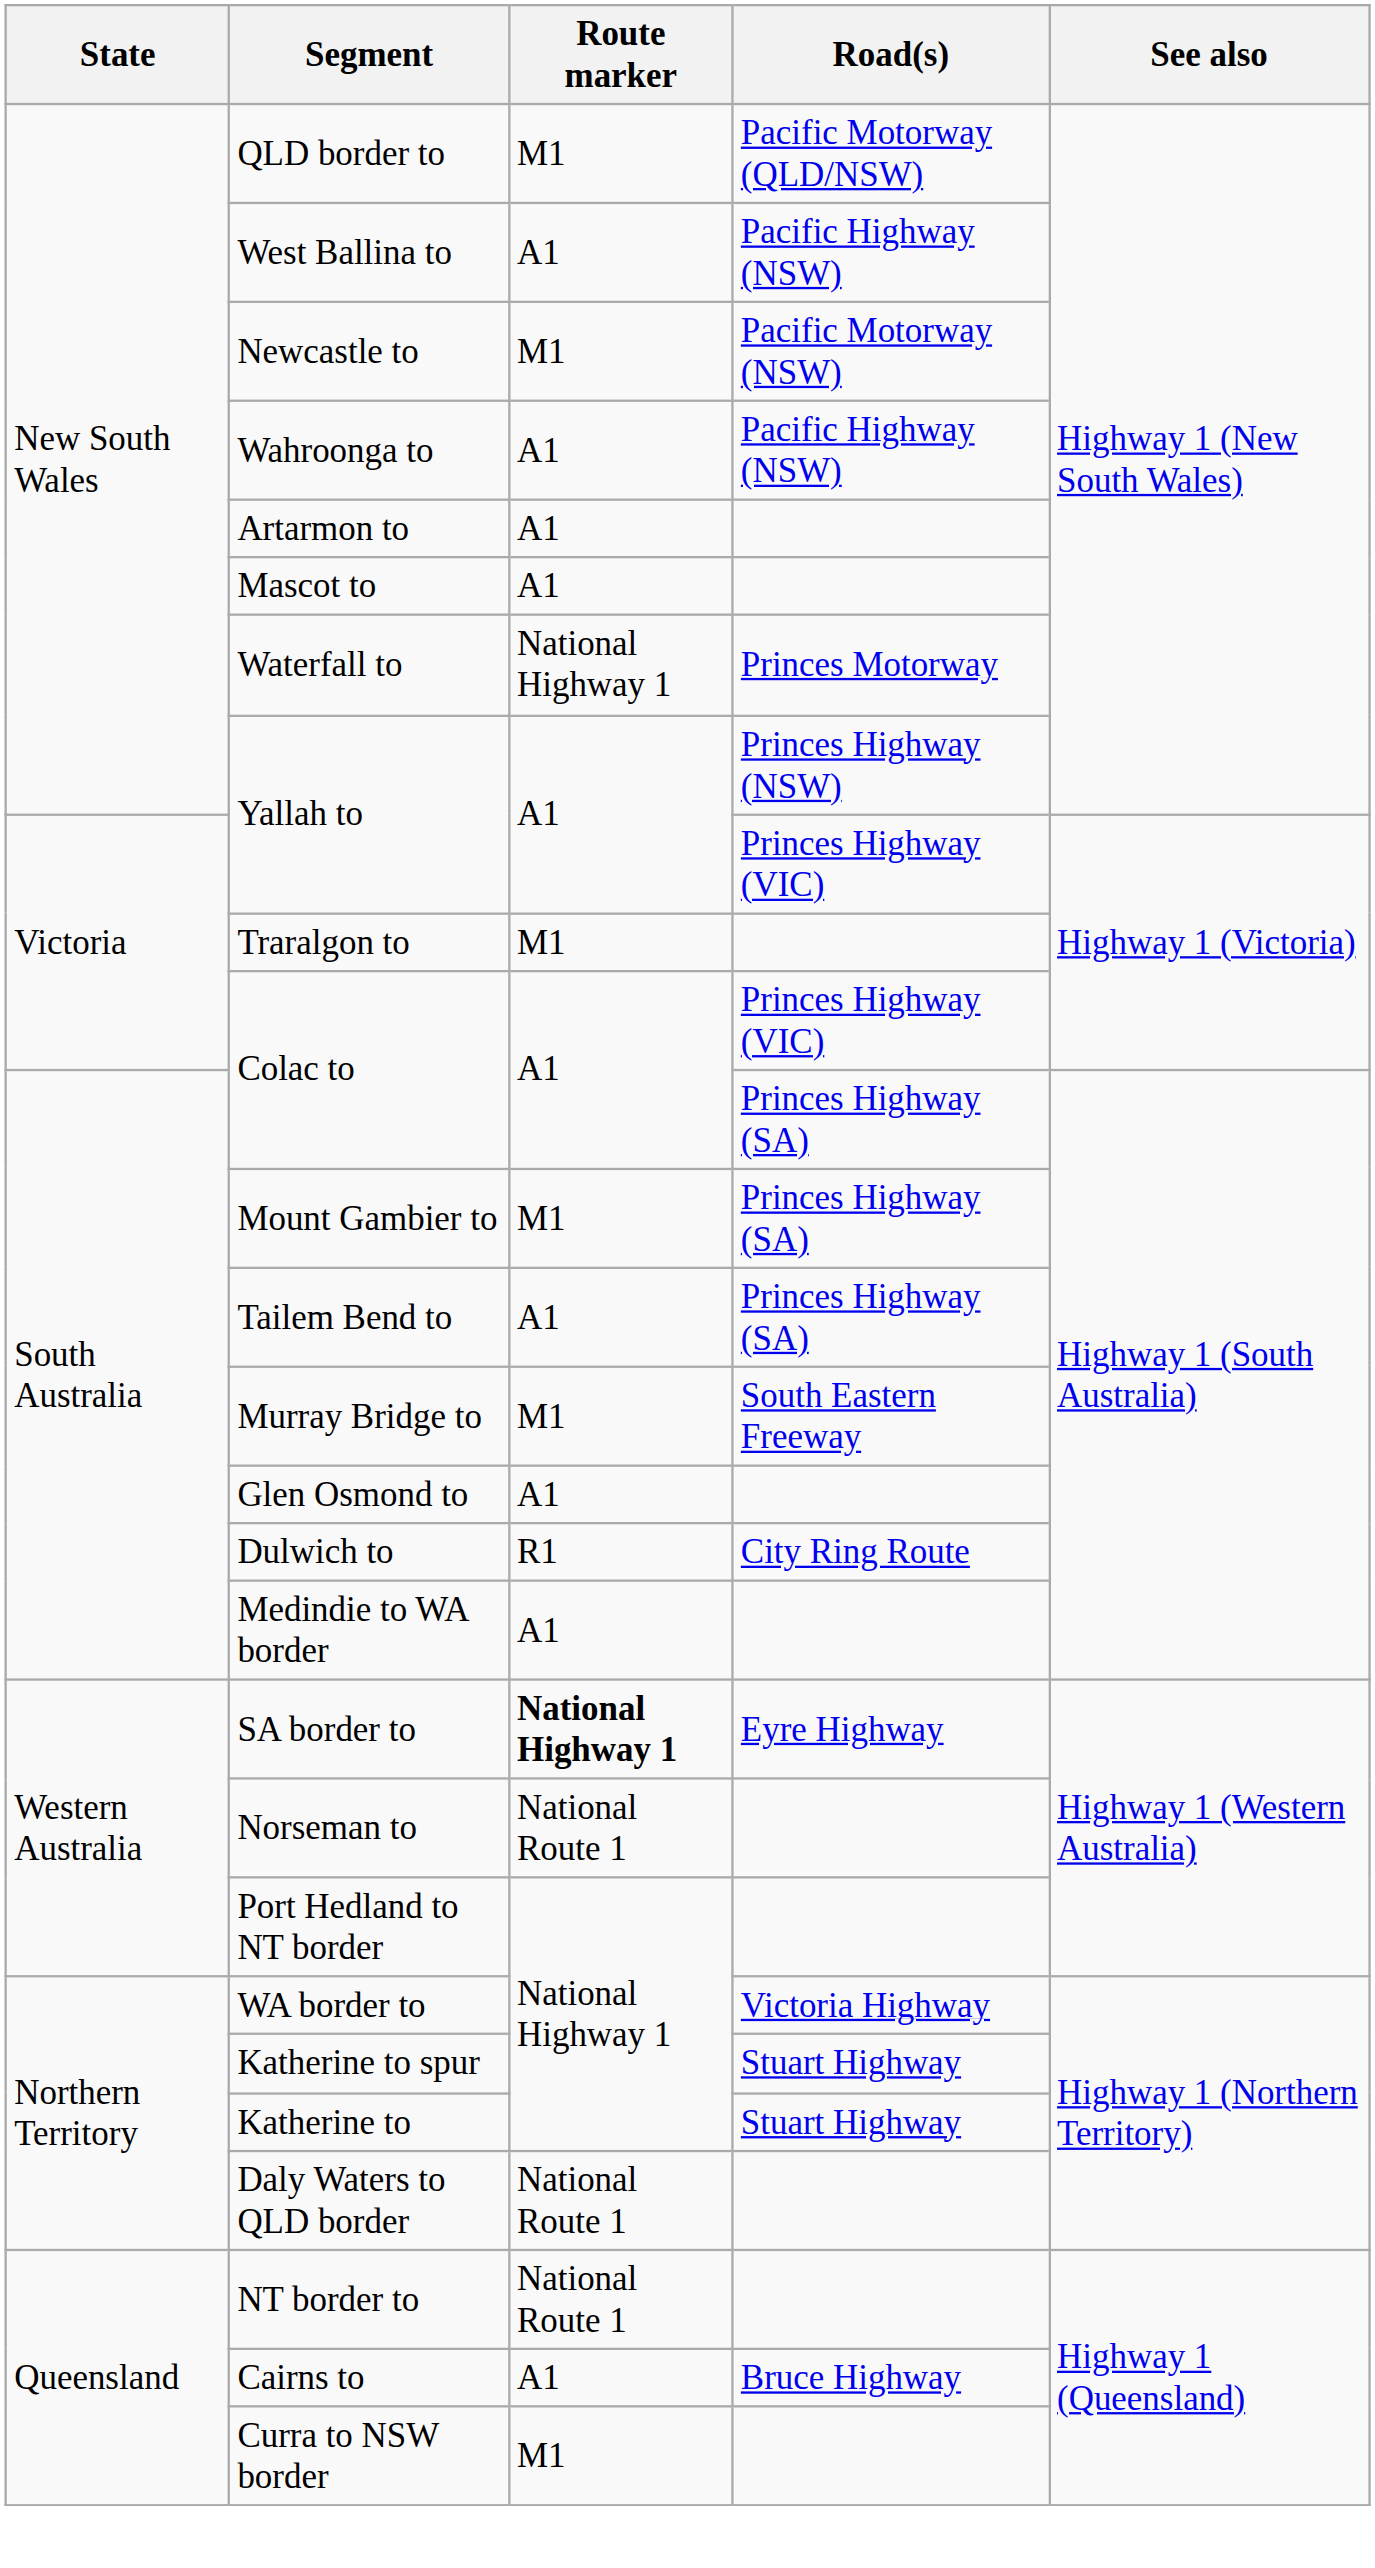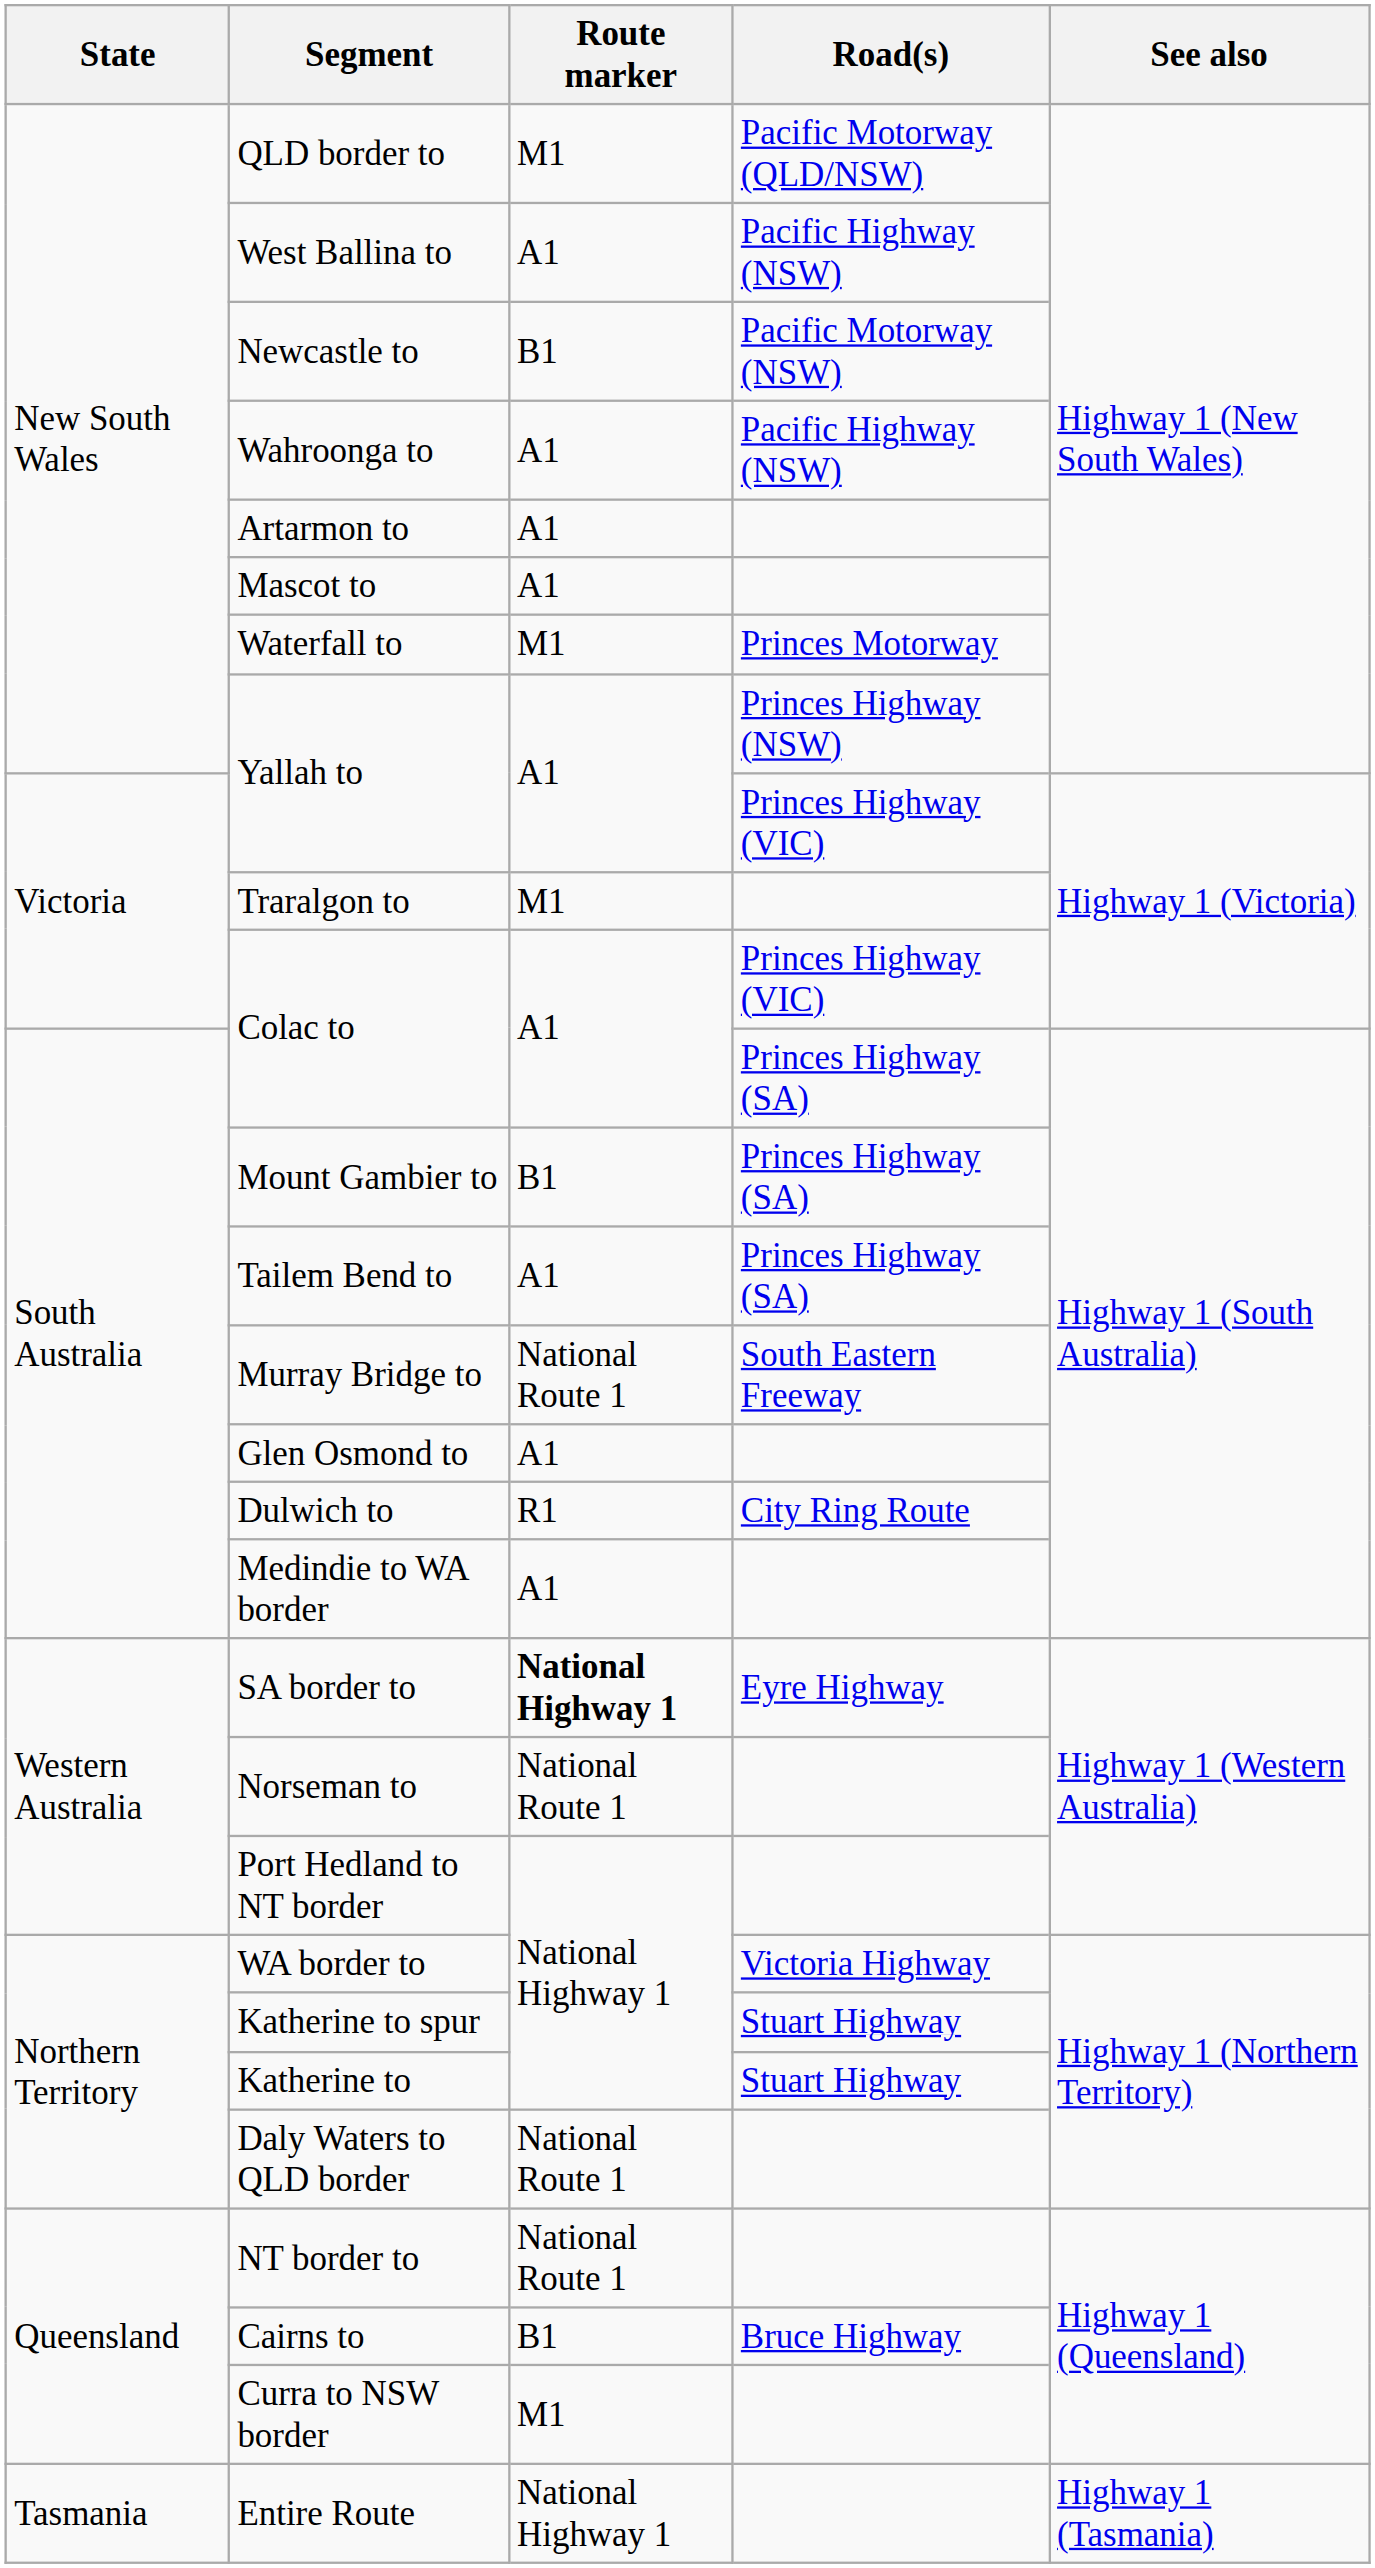(541, 351) M1 -> (537, 351) B1
(594, 664) National Highway 1 -> (541, 644) M1
(541, 1217) M1 -> (537, 1176) B1
(541, 1415) M1 -> (577, 1374) National Route 1
(538, 2376) A1 -> (537, 2335) B1
+ row: (326, 2512)
